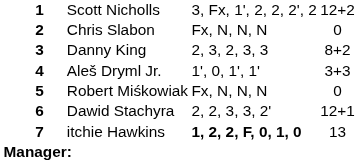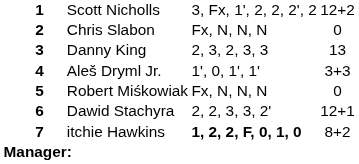(338, 50) 8+2 -> (338, 50) 13
(338, 132) 13 -> (338, 132) 8+2
